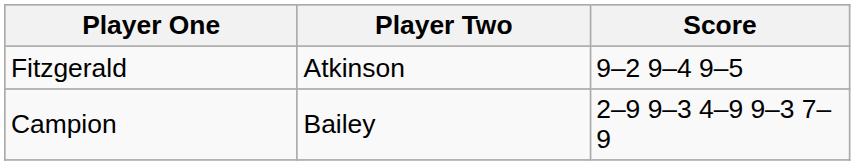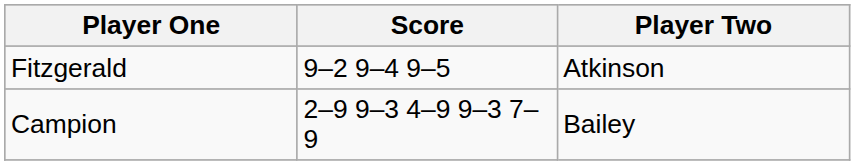columns swapped: (444, 25) <-> (720, 25)
